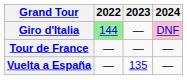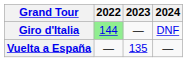(168, 30) pink background -> (168, 30) no background
- row: (49, 48)
